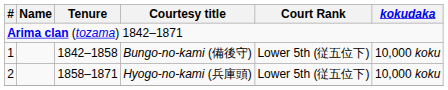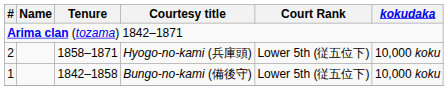rows swapped: (188, 52) <-> (188, 74)
